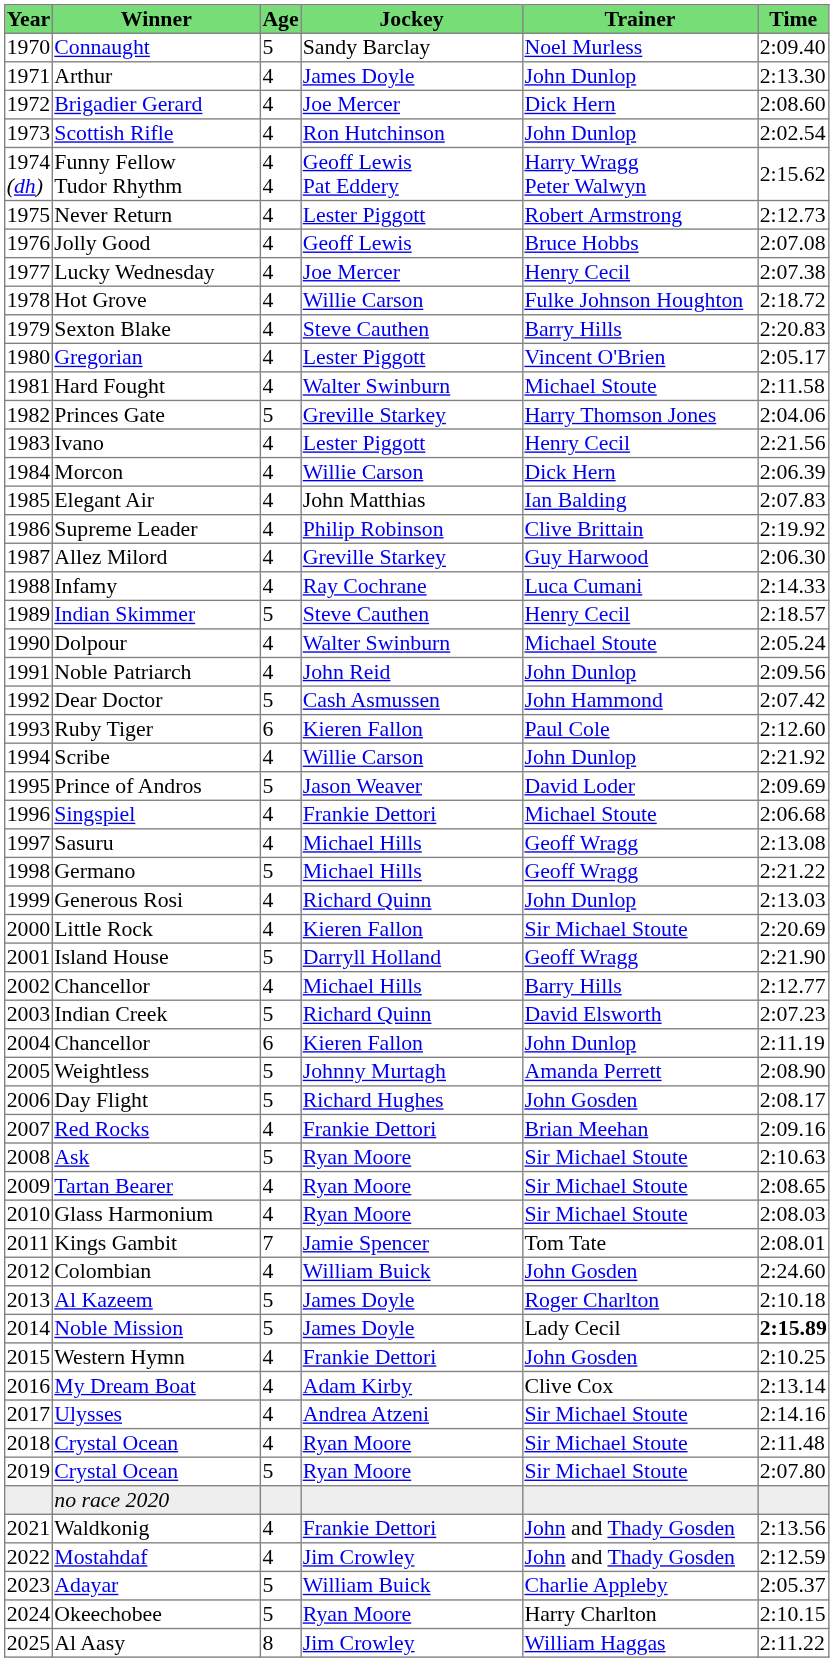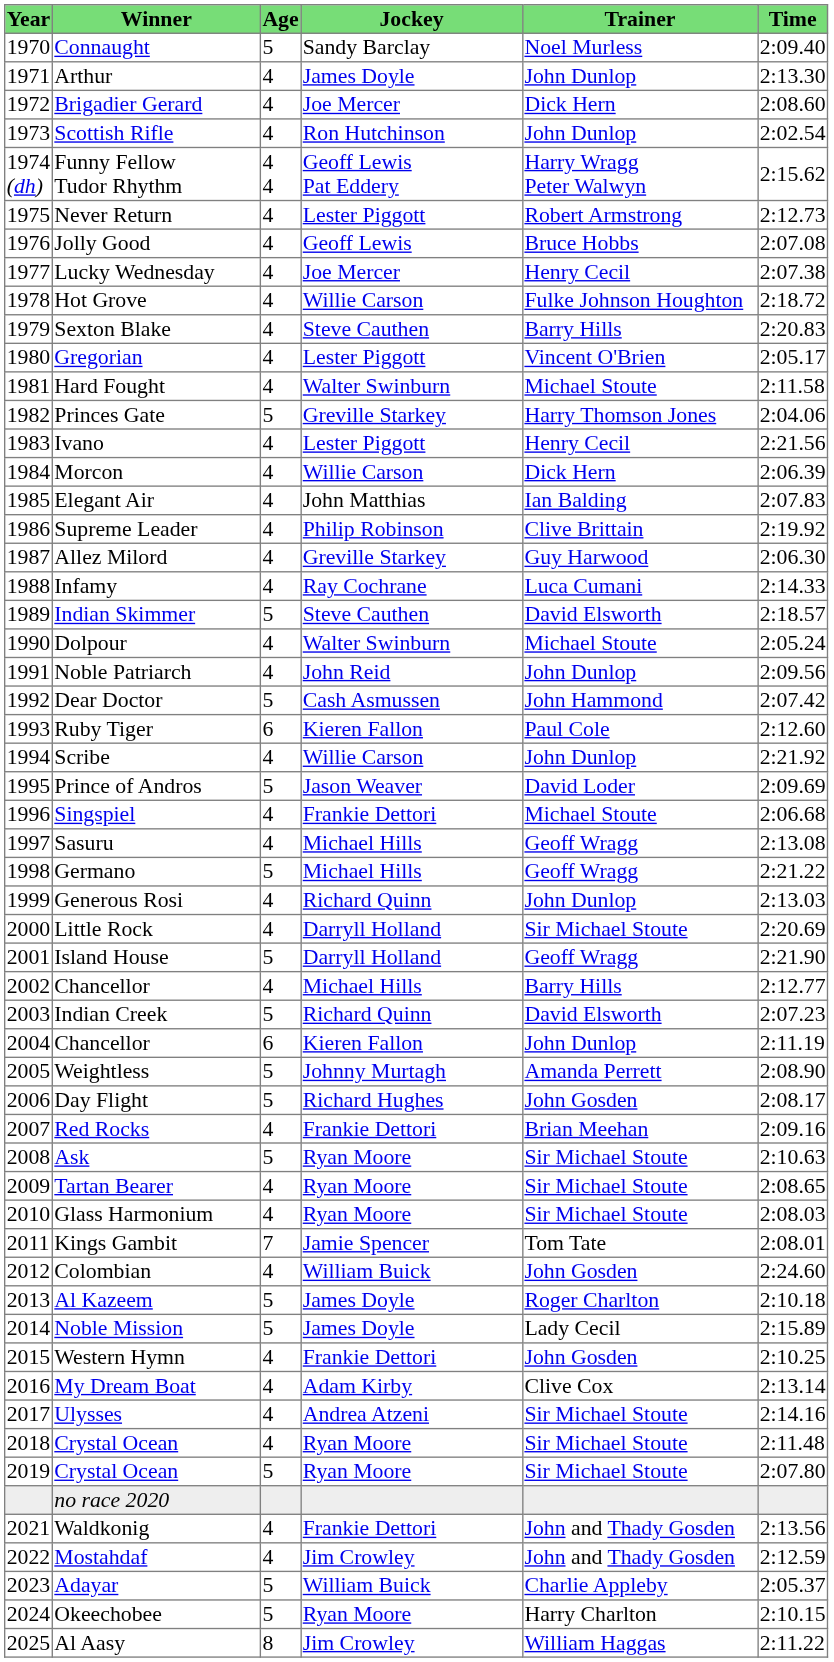(577, 614) Henry Cecil -> (593, 614) David Elsworth
(363, 928) Kieren Fallon -> (372, 928) Darryll Holland
(793, 1328) bold -> (793, 1328) normal
